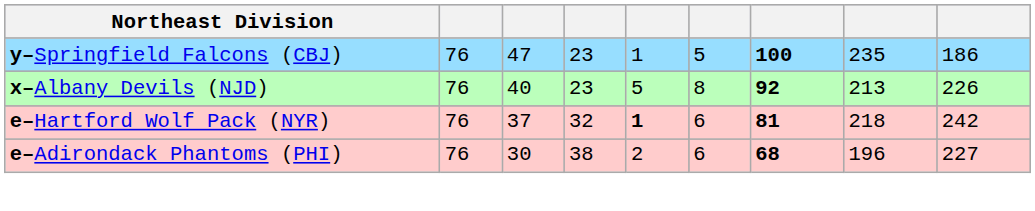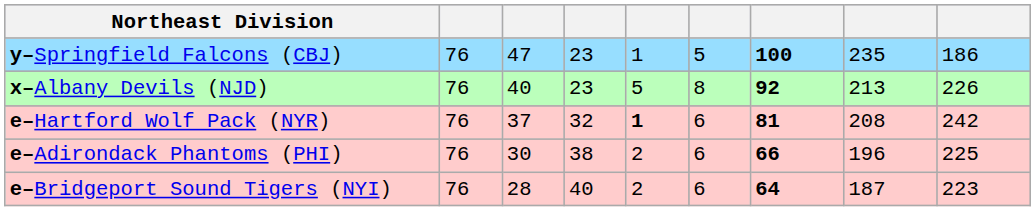(867, 122) 218 -> (867, 122) 208
(768, 155) 68 -> (768, 155) 66
(960, 155) 227 -> (960, 155) 225
+ row: (201, 189)
